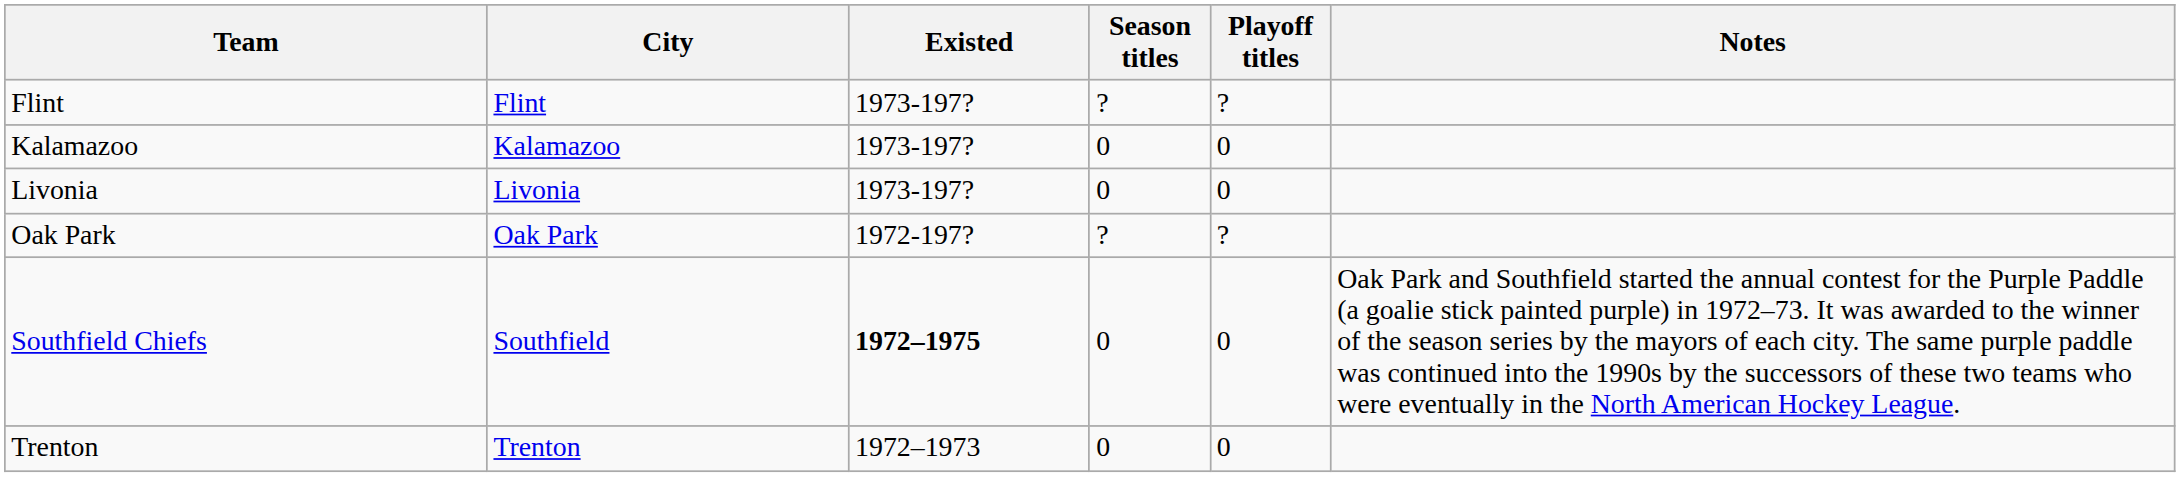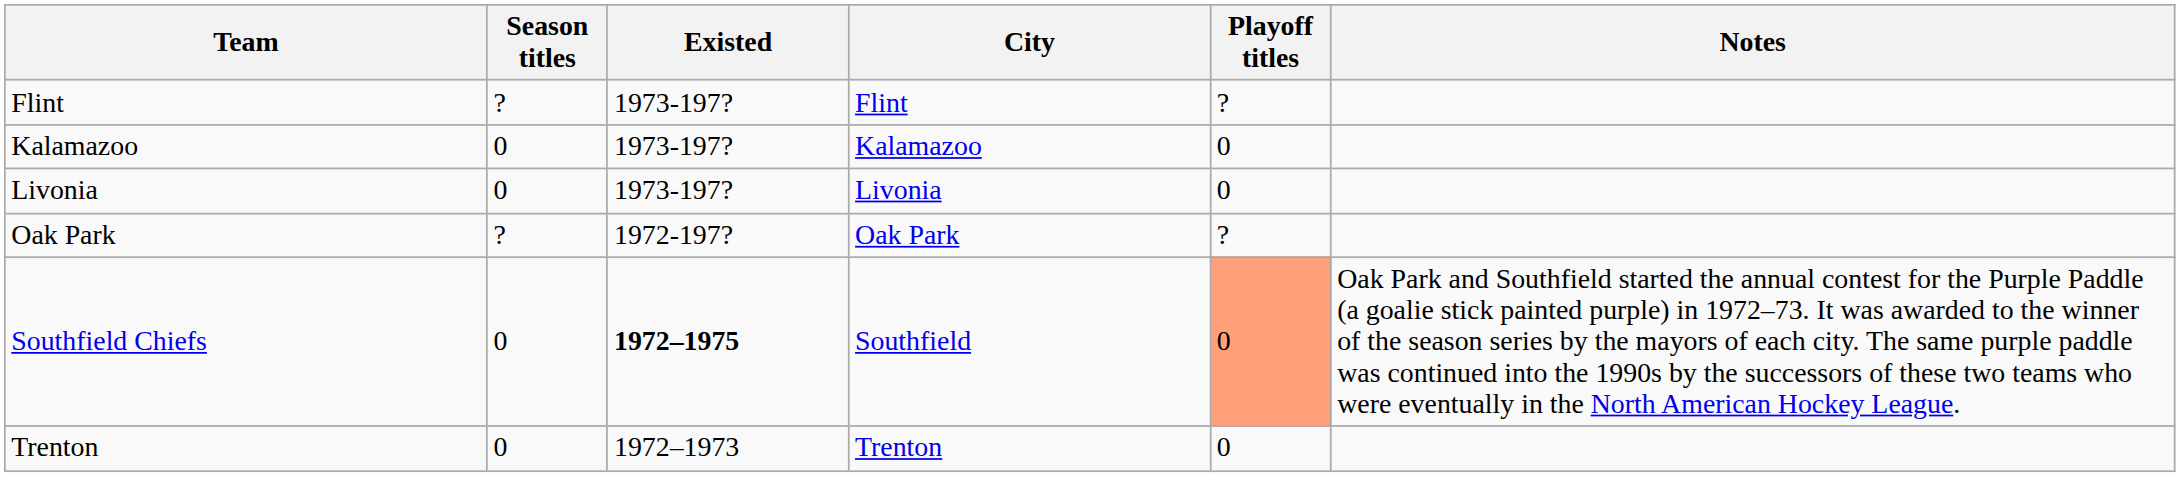columns swapped: (668, 42) <-> (1150, 42)
(1224, 341) no background -> (1224, 341) lightsalmon background
